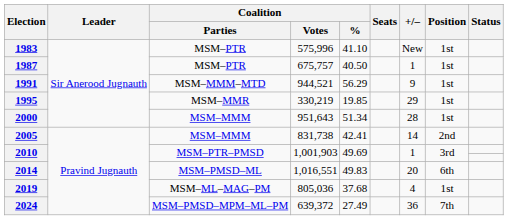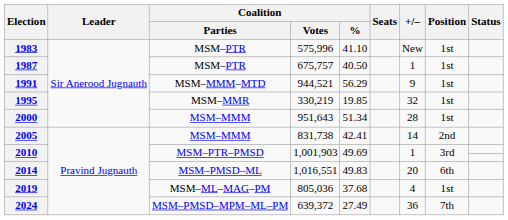(413, 100) 29 -> (413, 100) 32
